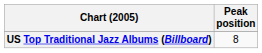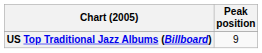(236, 39) 8 -> (236, 39) 9
